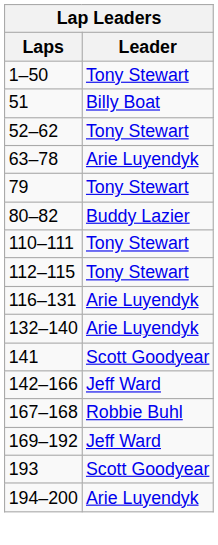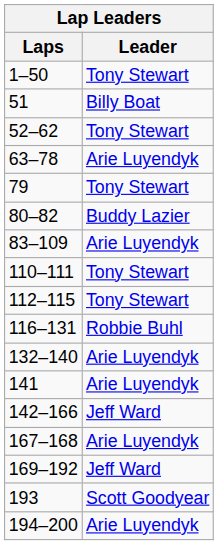+ row: (38, 243)
(142, 300) Arie Luyendyk -> (134, 328) Robbie Buhl
(148, 356) Scott Goodyear -> (142, 384) Arie Luyendyk
(134, 412) Robbie Buhl -> (142, 441) Arie Luyendyk
